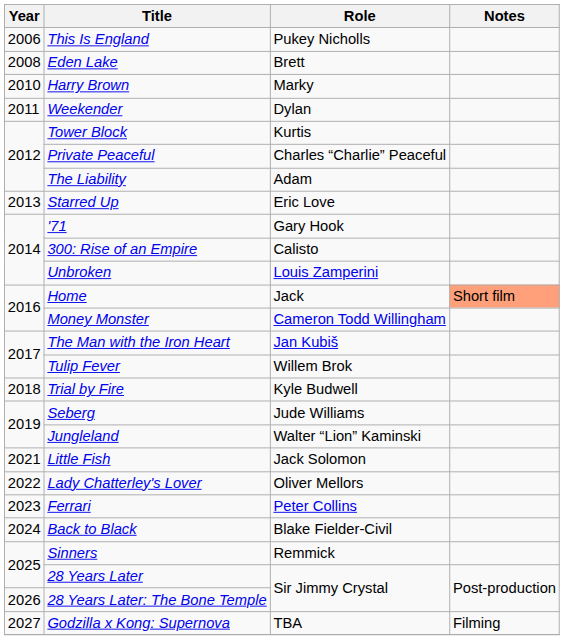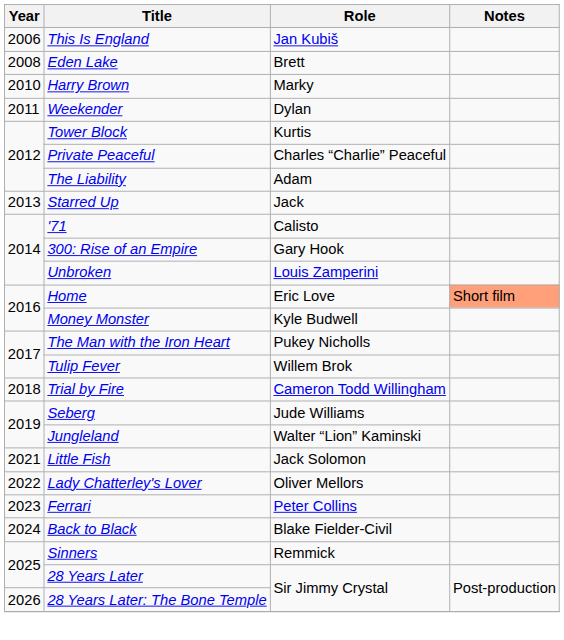(322, 39) Pukey Nicholls -> (306, 39) Jan Kubiš
(304, 202) Eric Love -> (289, 202) Jack
(309, 226) Gary Hook -> (296, 226) Calisto
(296, 249) Calisto -> (309, 249) Gary Hook
(289, 296) Jack -> (304, 296) Eric Love
(360, 319) Cameron Todd Willingham -> (316, 319) Kyle Budwell
(306, 343) Jan Kubiš -> (322, 343) Pukey Nicholls
(316, 389) Kyle Budwell -> (360, 389) Cameron Todd Willingham
- row: (139, 623)
